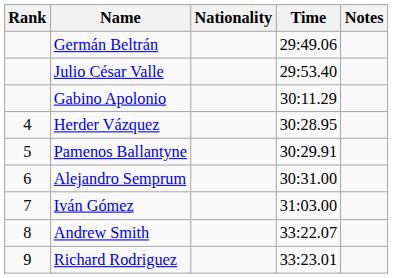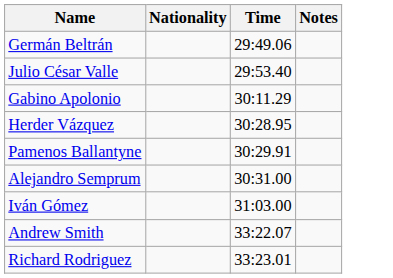- column: (27, 18)
